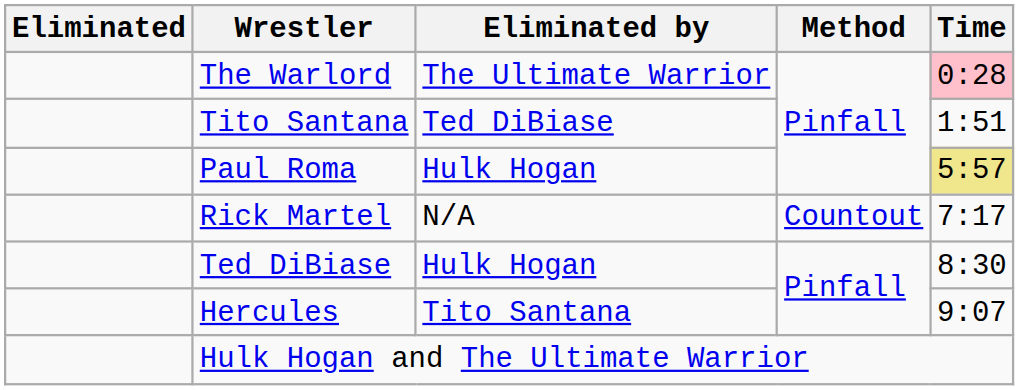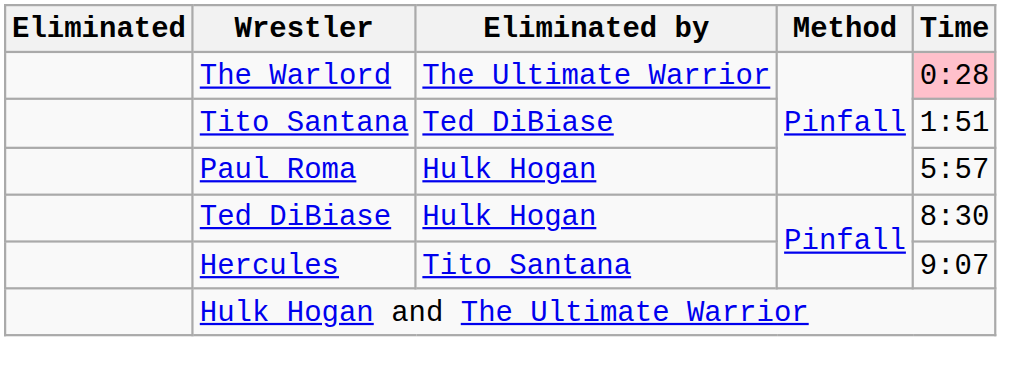(972, 170) khaki background -> (955, 170) no background
- row: (295, 218)
